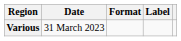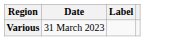- column: (125, 12)
